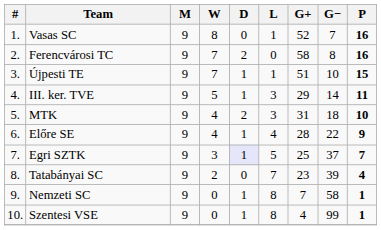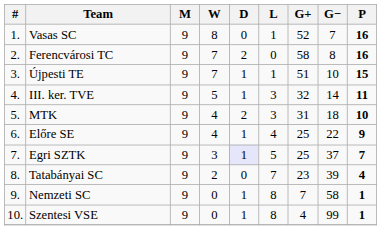(303, 94) 29 -> (303, 94) 32
(303, 134) 28 -> (303, 134) 25
